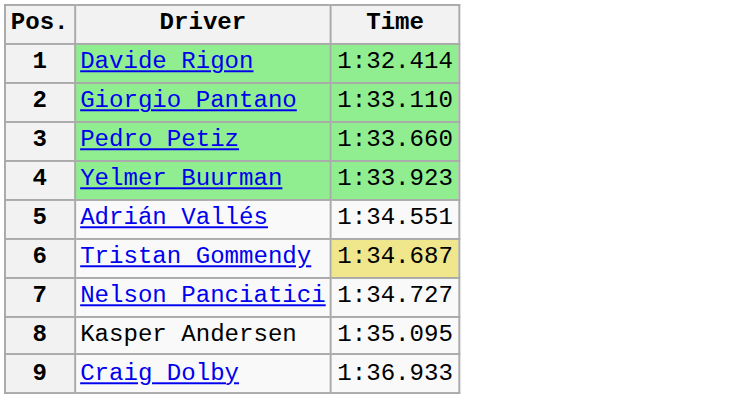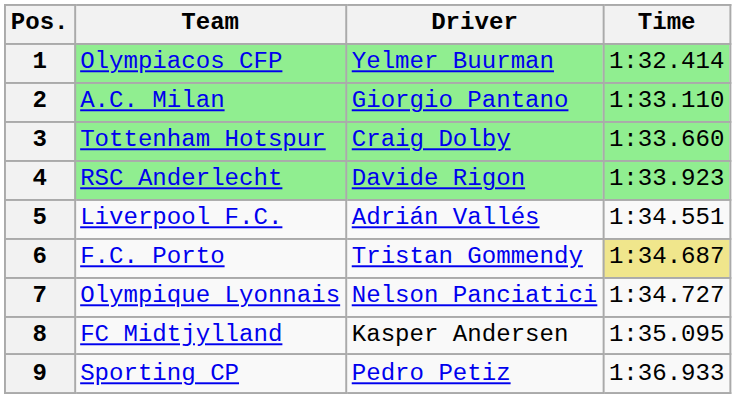+ column: (210, 25)
(167, 64) Davide Rigon -> (453, 64) Yelmer Buurman
(160, 141) Pedro Petiz -> (431, 141) Craig Dolby
(181, 180) Yelmer Buurman -> (438, 180) Davide Rigon
(160, 375) Craig Dolby -> (431, 375) Pedro Petiz
